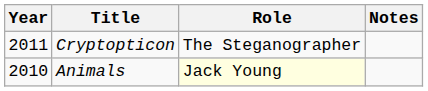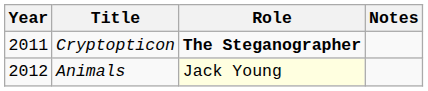(272, 45) normal -> (272, 45) bold
(28, 72) 2010 -> (28, 72) 2012
